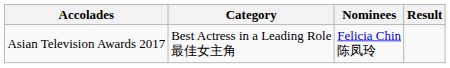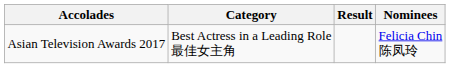columns swapped: (369, 14) <-> (425, 14)
